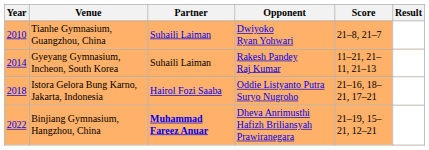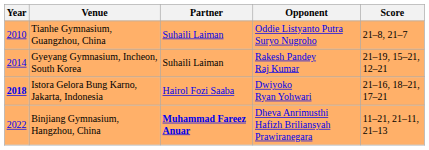- column: (408, 13)
(265, 35) Dwiyoko Ryan Yohwari -> (299, 35) Oddie Listyanto Putra Suryo Nugroho
(359, 63) 11–21, 21–11, 21–13 -> (391, 63) 21–19, 15–21, 12–21
(17, 91) normal -> (17, 91) bold
(281, 91) Oddie Listyanto Putra Suryo Nugroho -> (283, 91) Dwiyoko Ryan Yohwari
(359, 125) 21–19, 15–21, 12–21 -> (391, 125) 11–21, 21–11, 21–13
